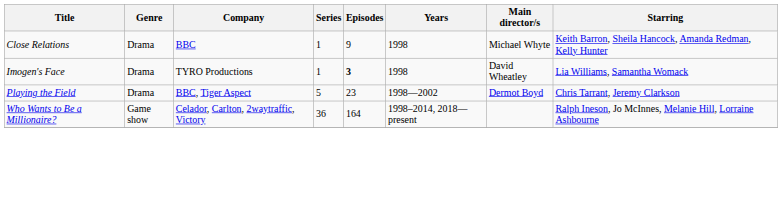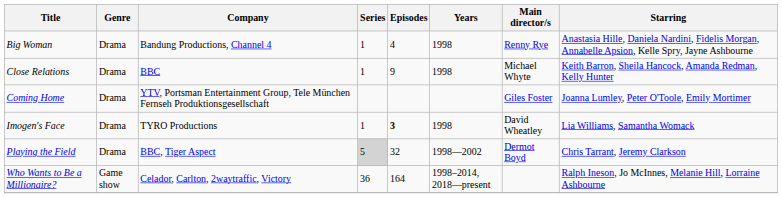+ row: (29, 44)
+ row: (35, 98)
(318, 93) no background -> (363, 152) lightgrey background
(351, 93) 23 -> (395, 152) 32
